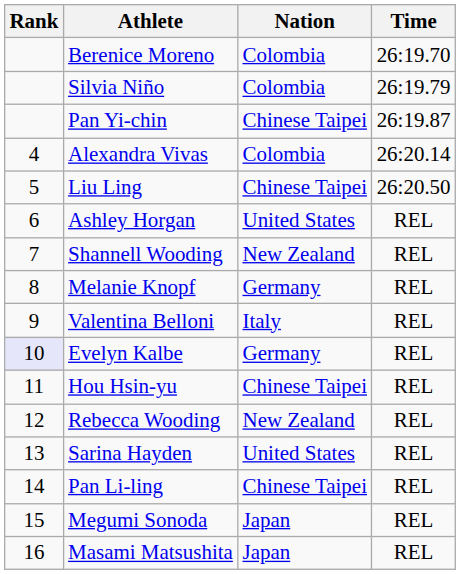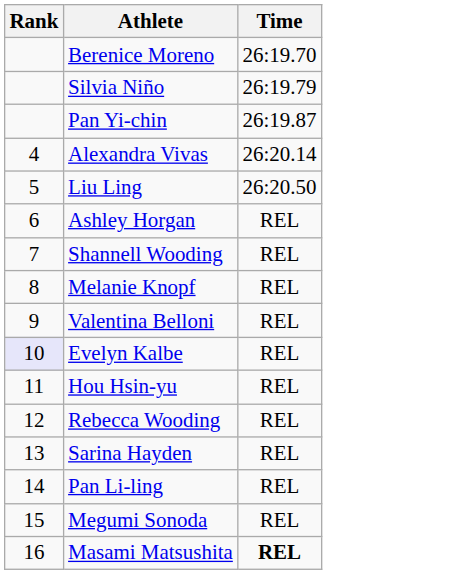- column: (305, 21)
(414, 552) normal -> (279, 552) bold
